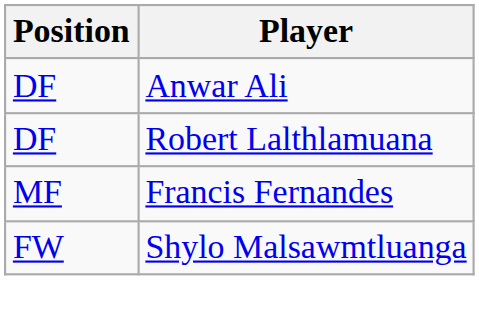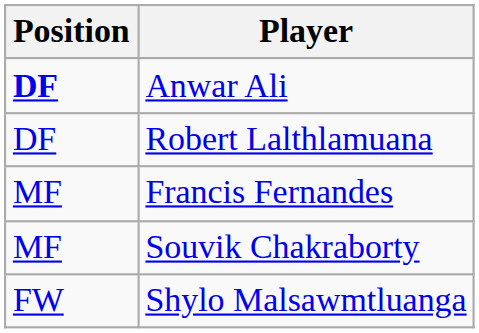(35, 85) normal -> (35, 85) bold
+ row: (282, 246)
